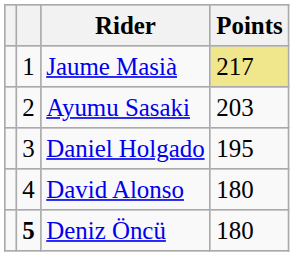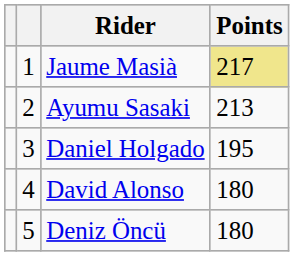(235, 107) 203 -> (235, 107) 213
(28, 230) bold -> (28, 230) normal
